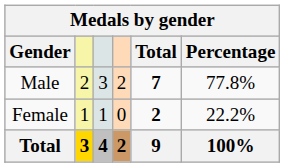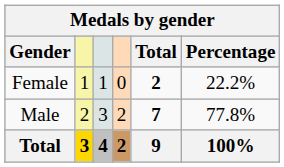rows swapped: (40, 83) <-> (40, 114)
